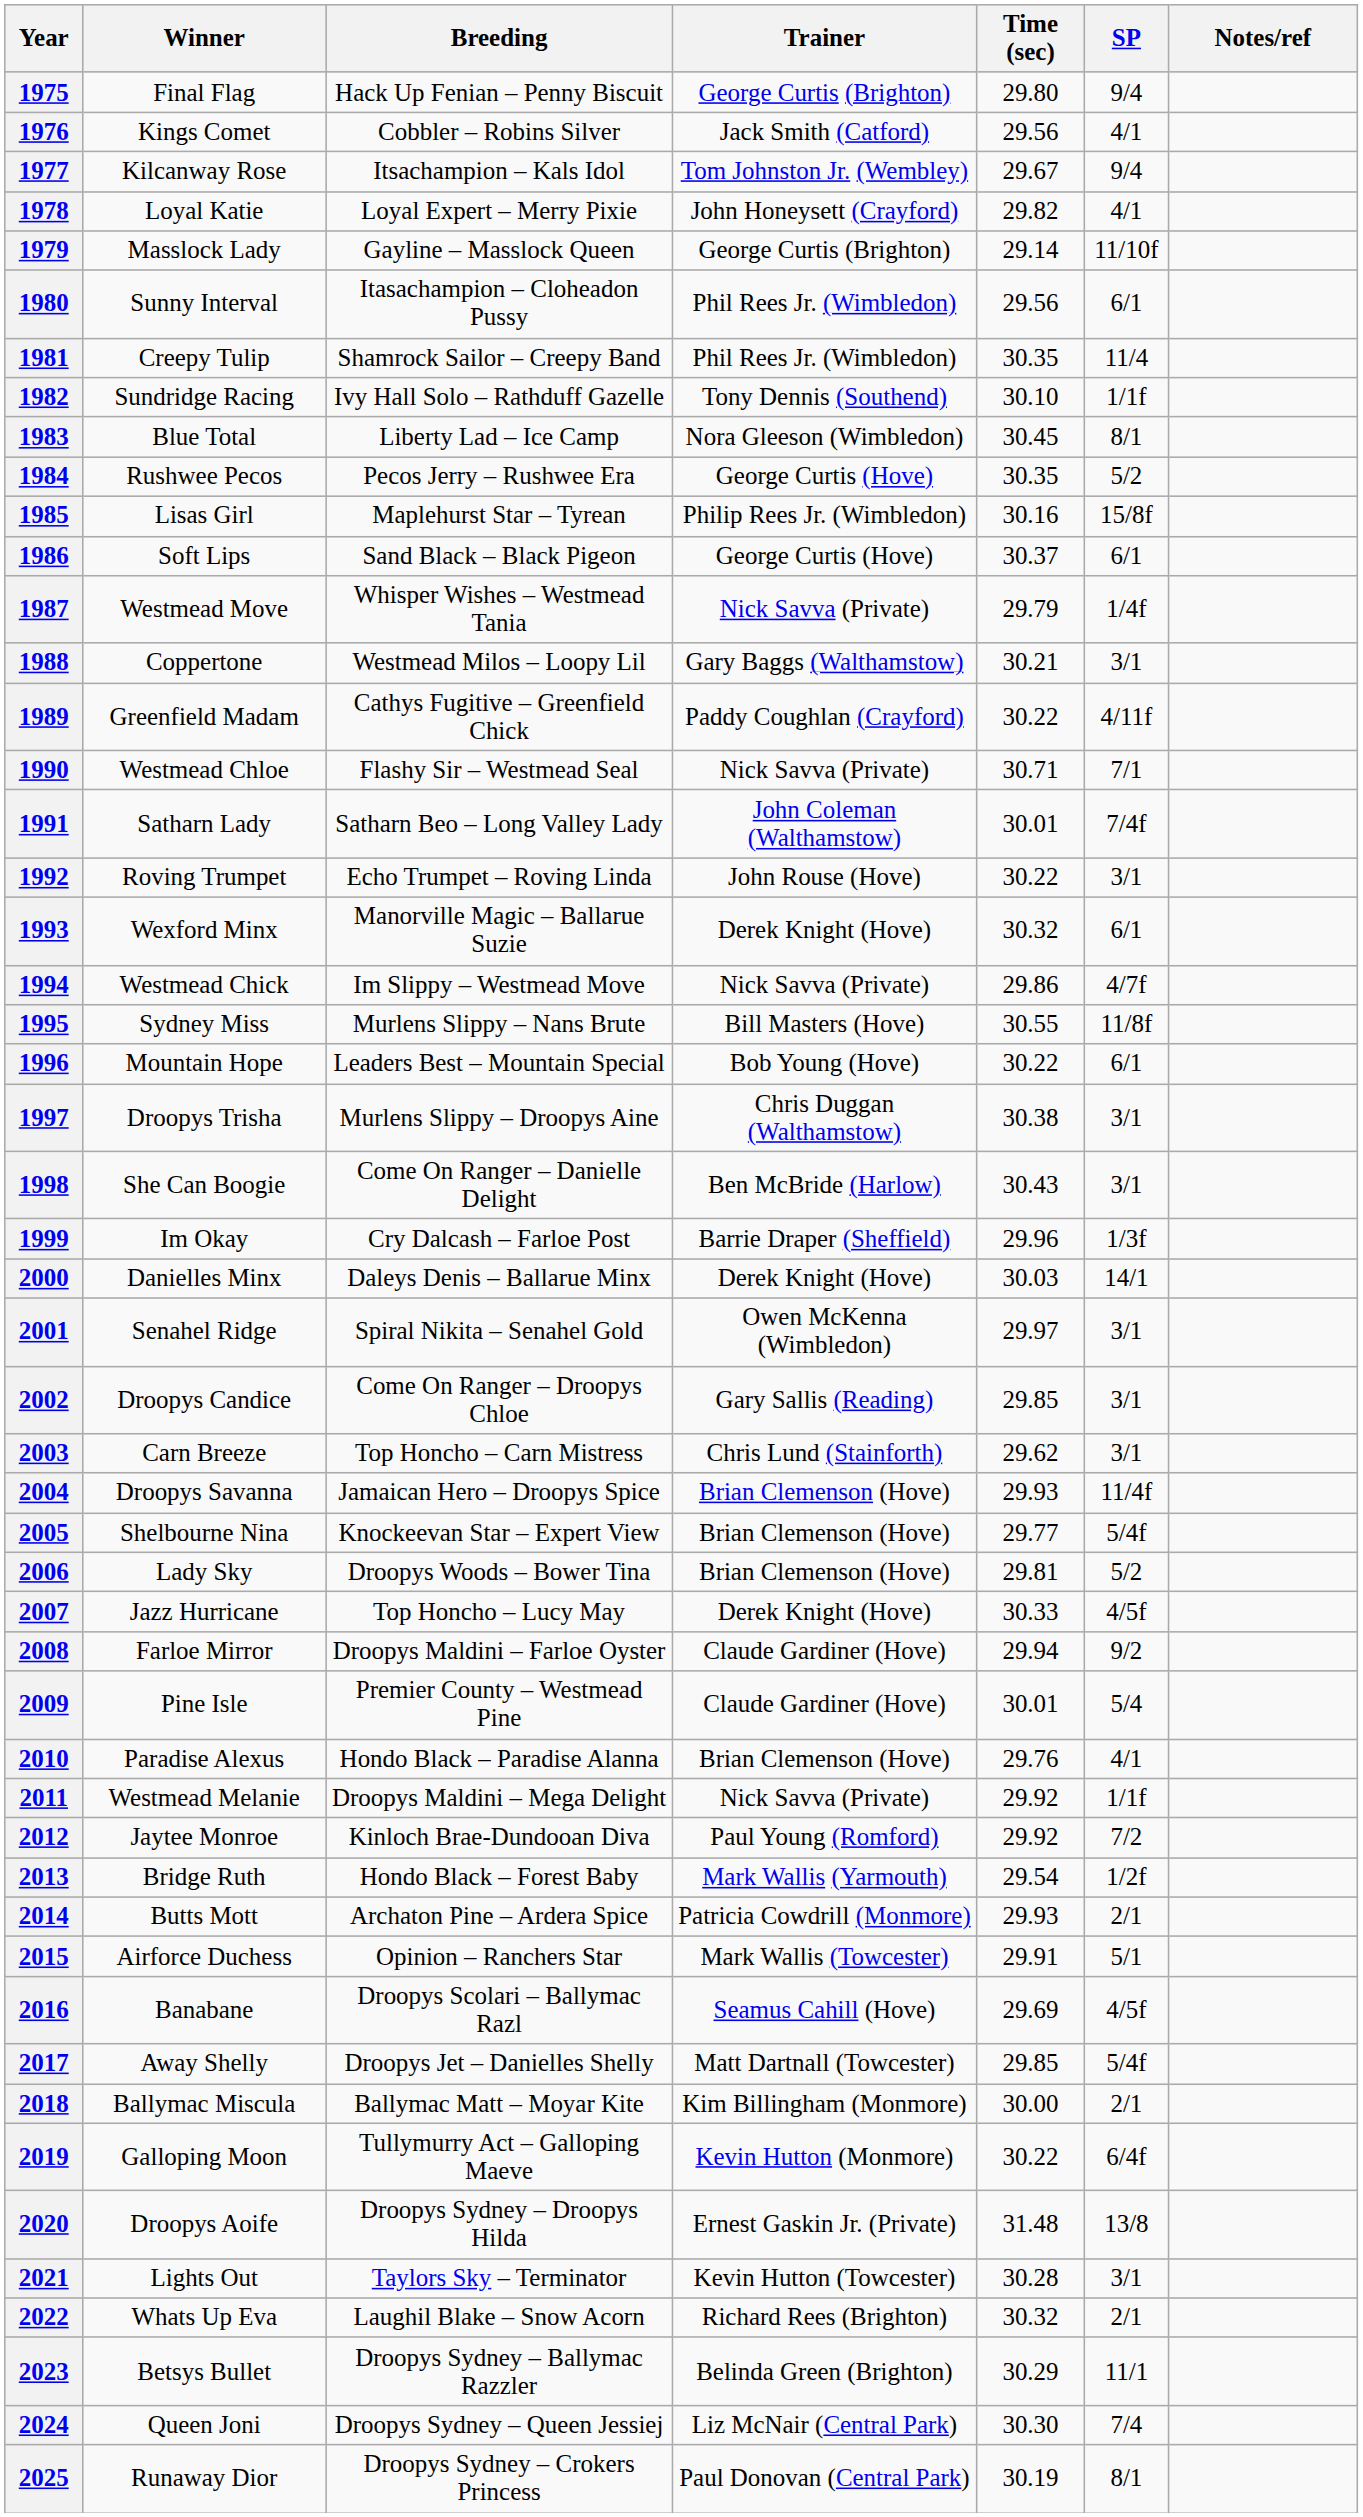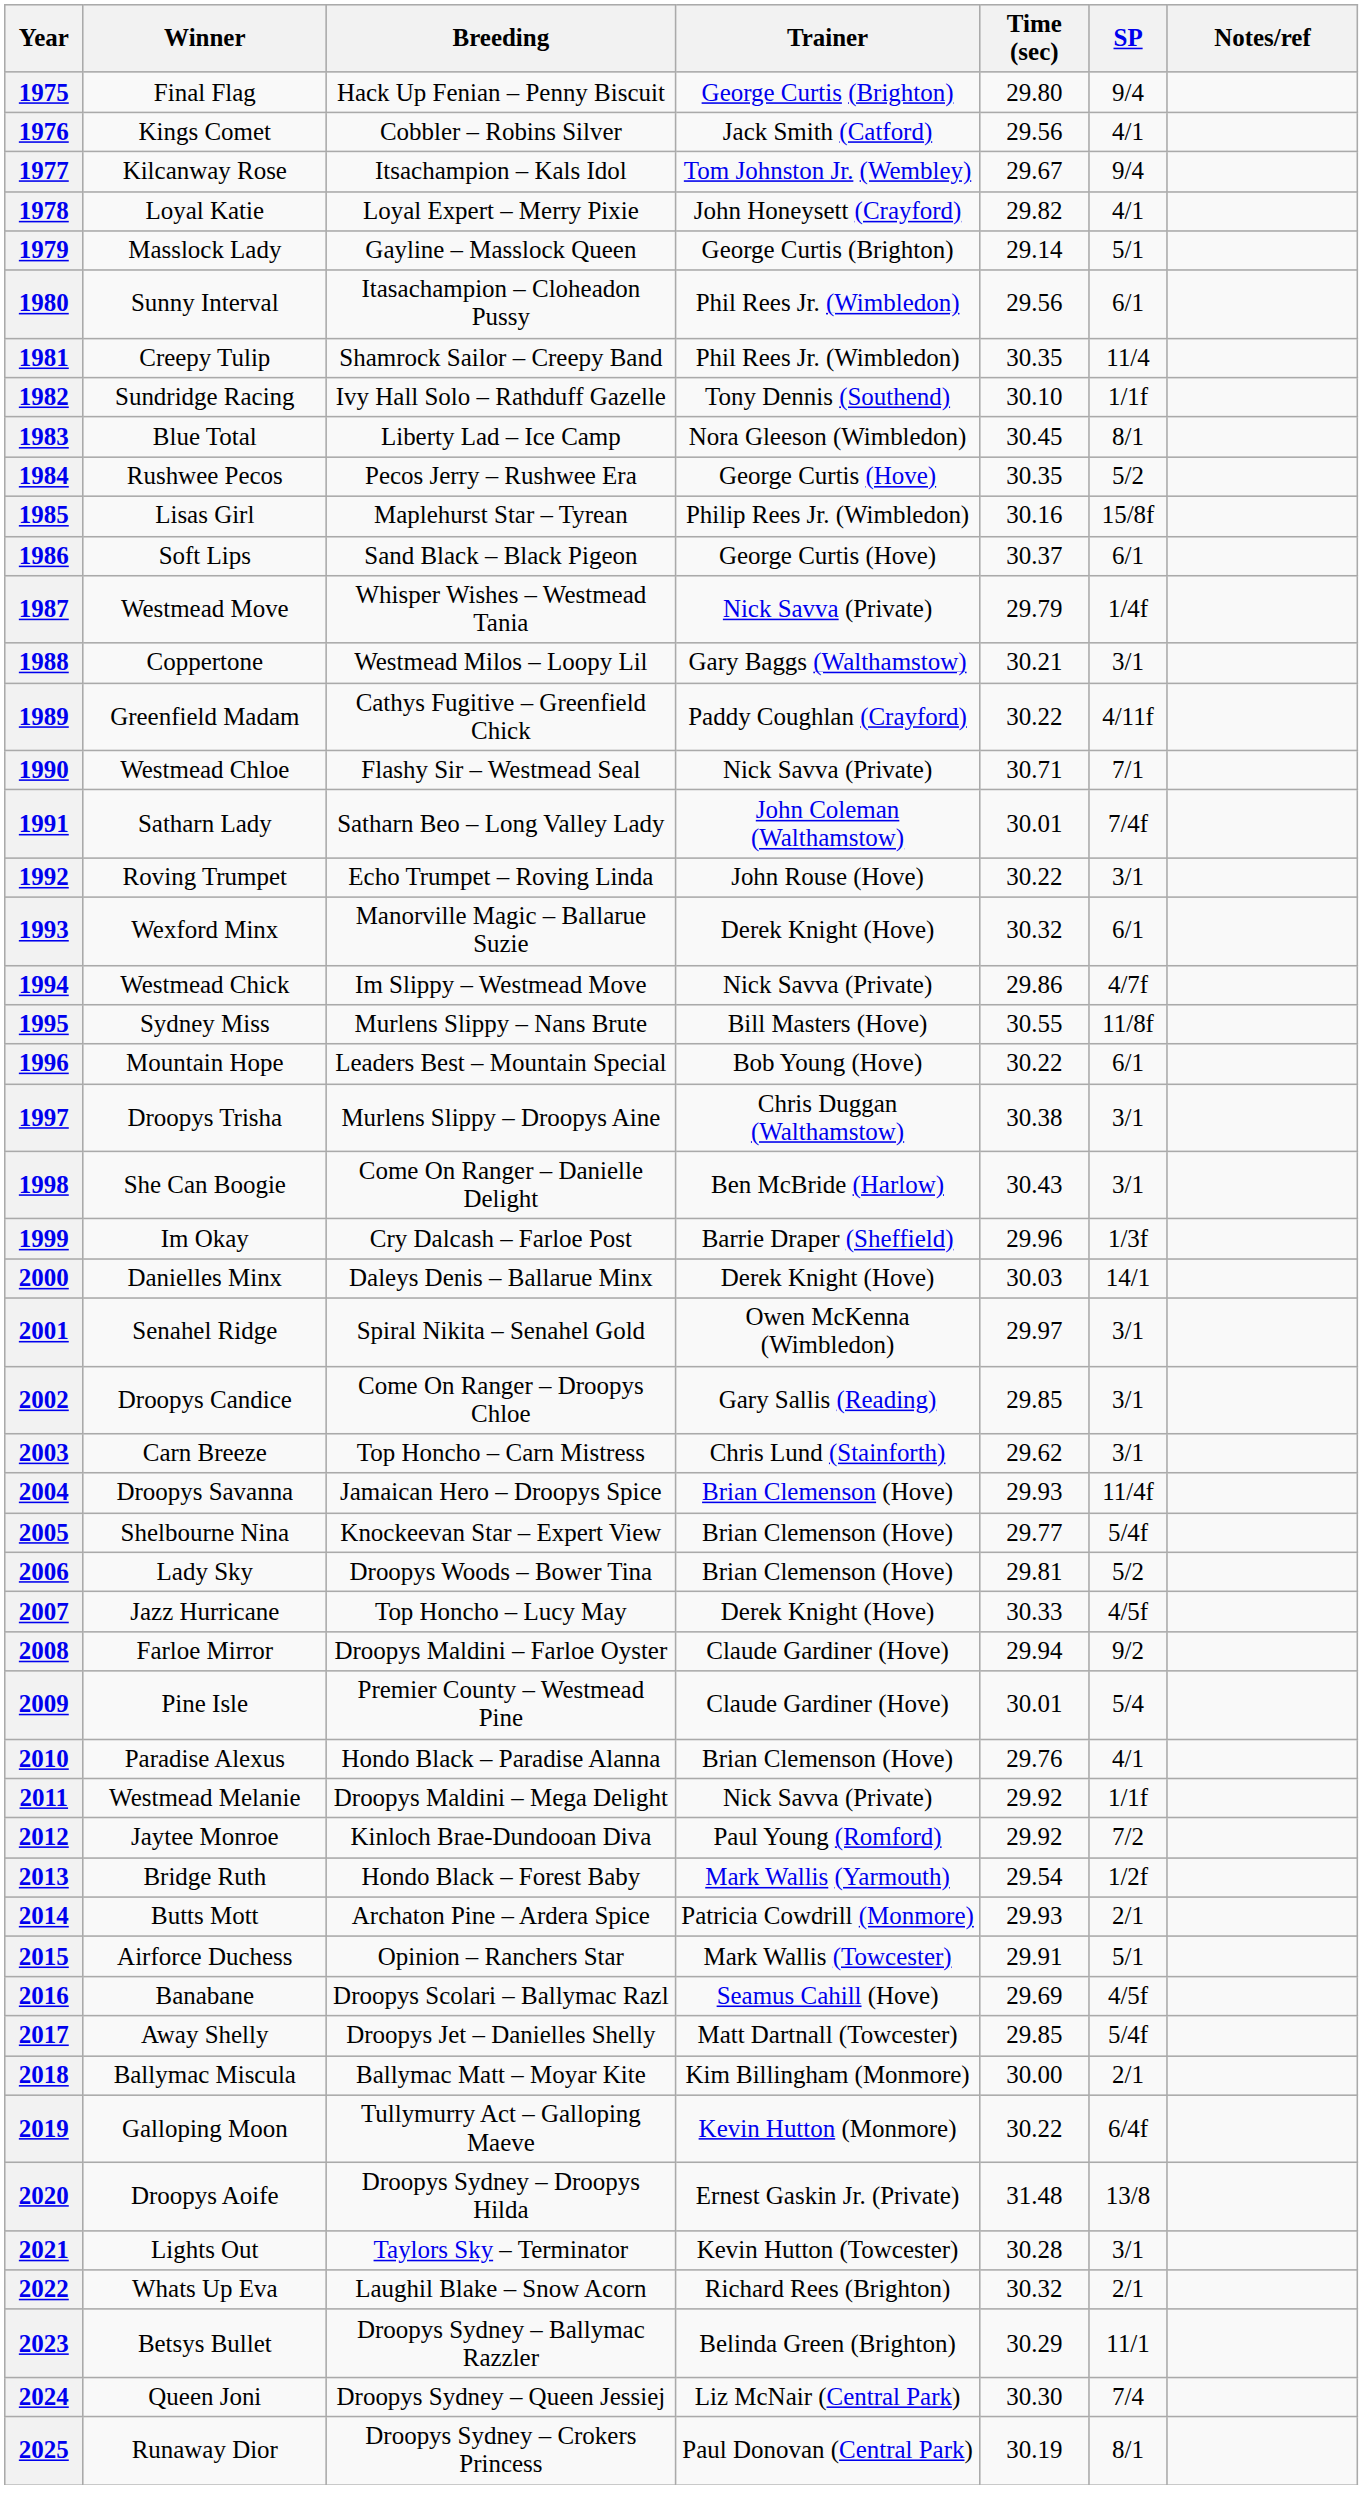(1126, 250) 11/10f -> (1128, 250) 5/1
